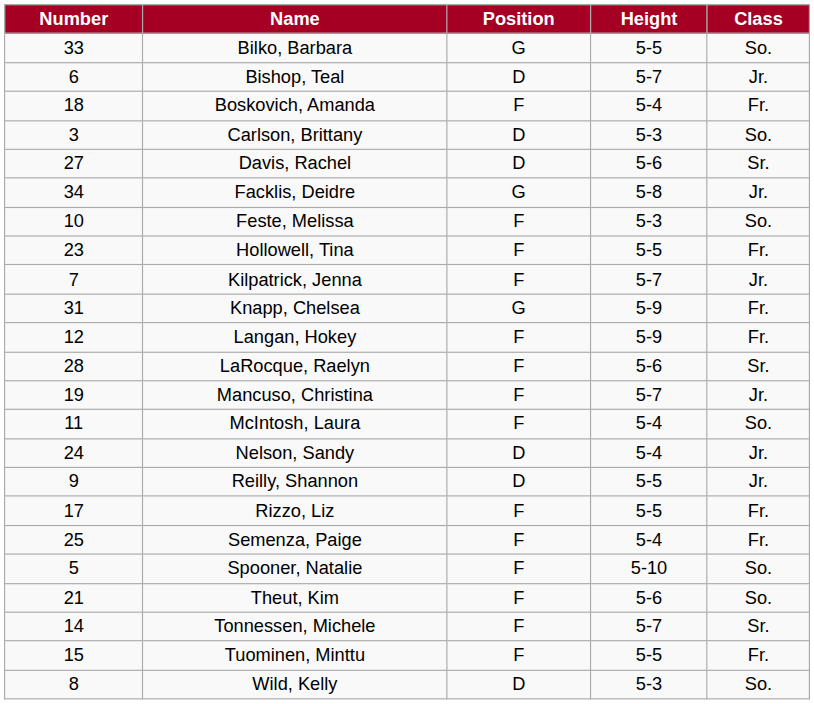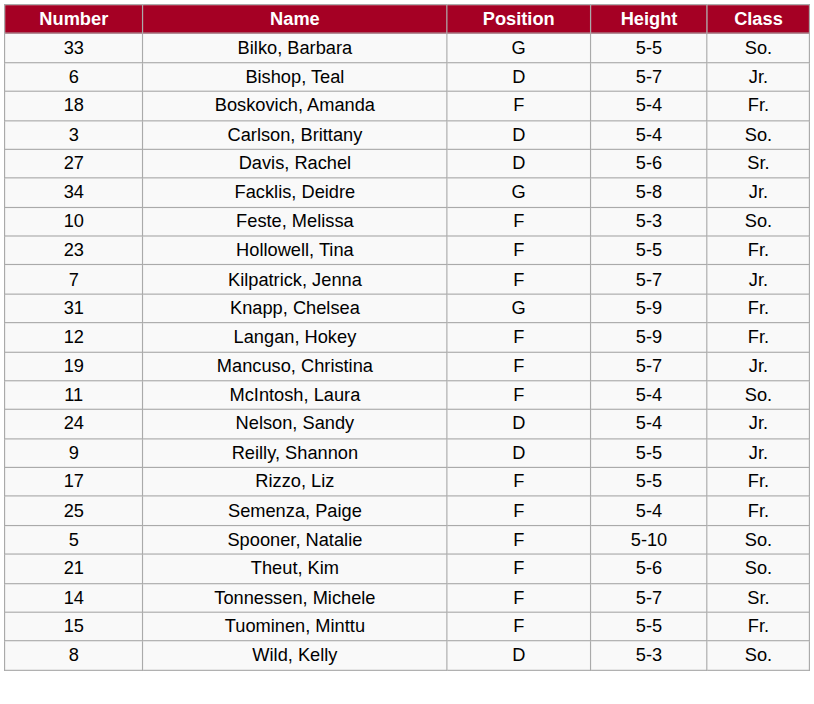(649, 134) 5-3 -> (649, 134) 5-4
- row: (295, 366)
